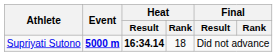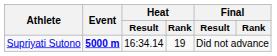(144, 44) bold -> (144, 44) normal
(180, 44) 18 -> (180, 44) 19
